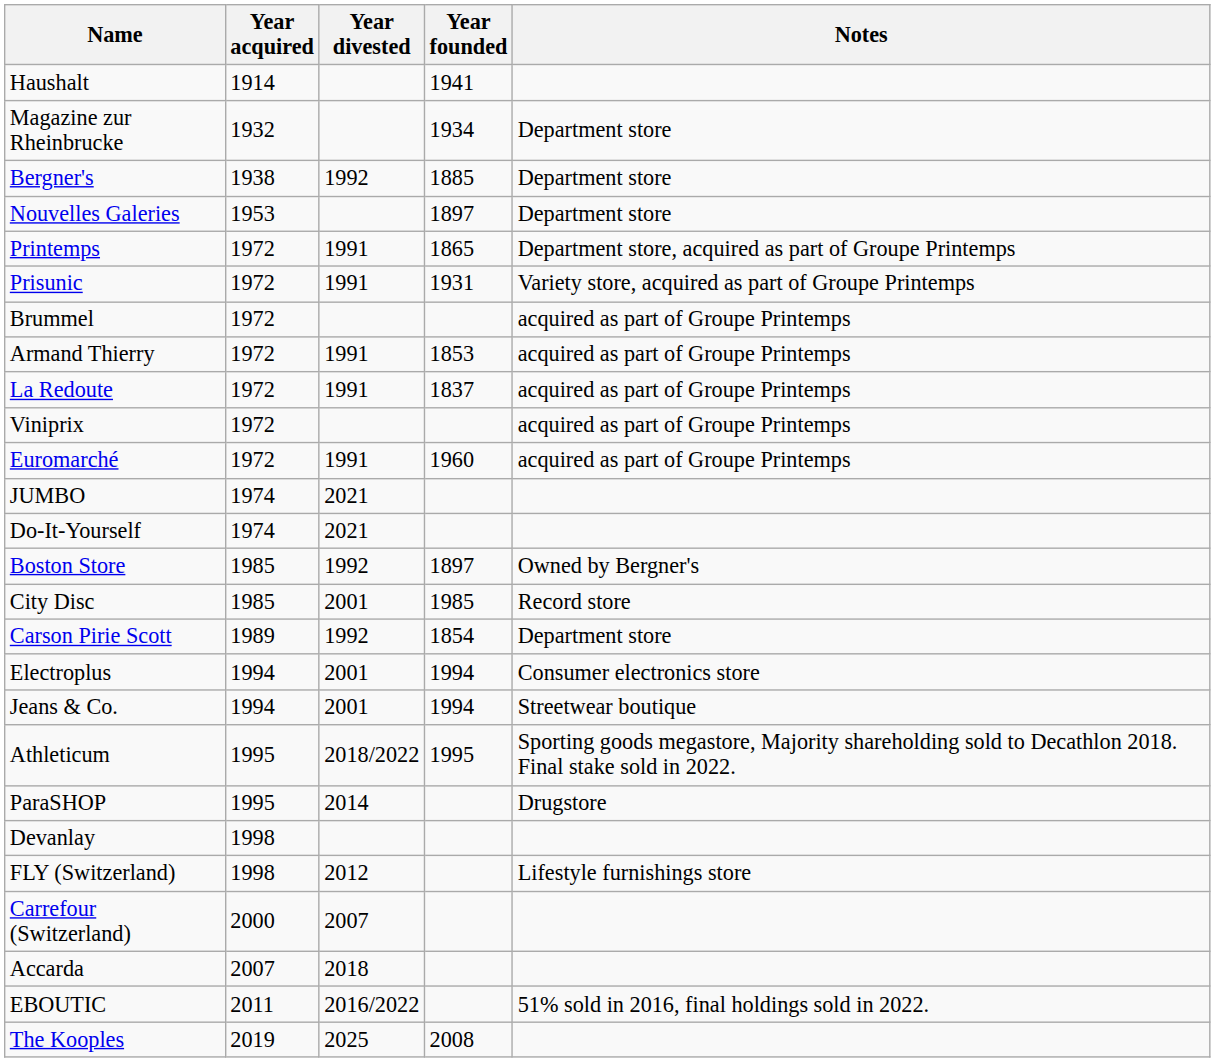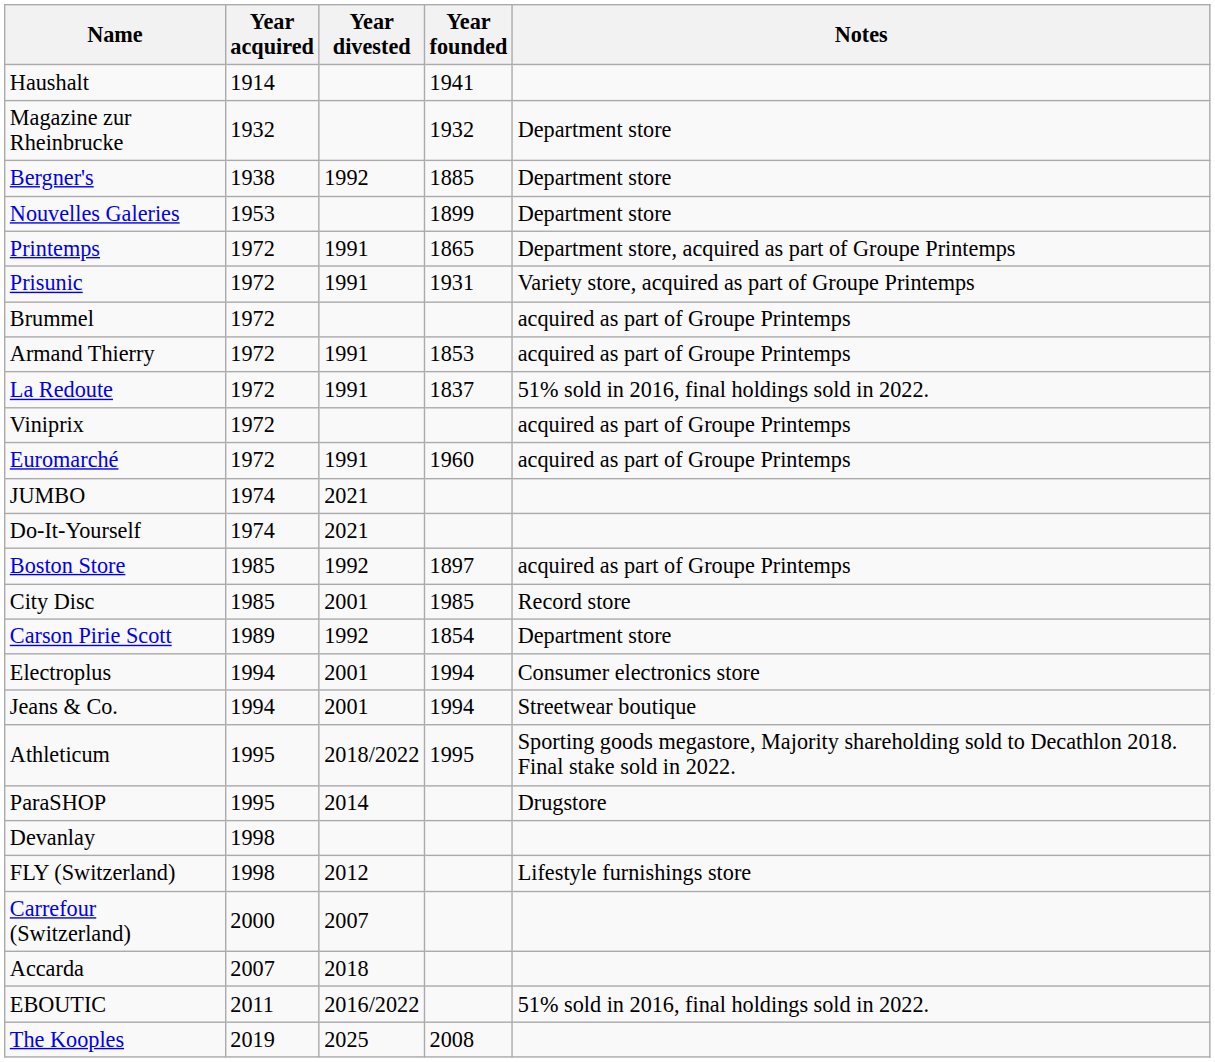(452, 130) 1934 -> (452, 130) 1932
(452, 213) 1897 -> (452, 213) 1899
(684, 389) acquired as part of Groupe Printemps -> (723, 389) 51% sold in 2016, final holdings sold in 2022.
(608, 565) Owned by Bergner's -> (684, 565) acquired as part of Groupe Printemps
